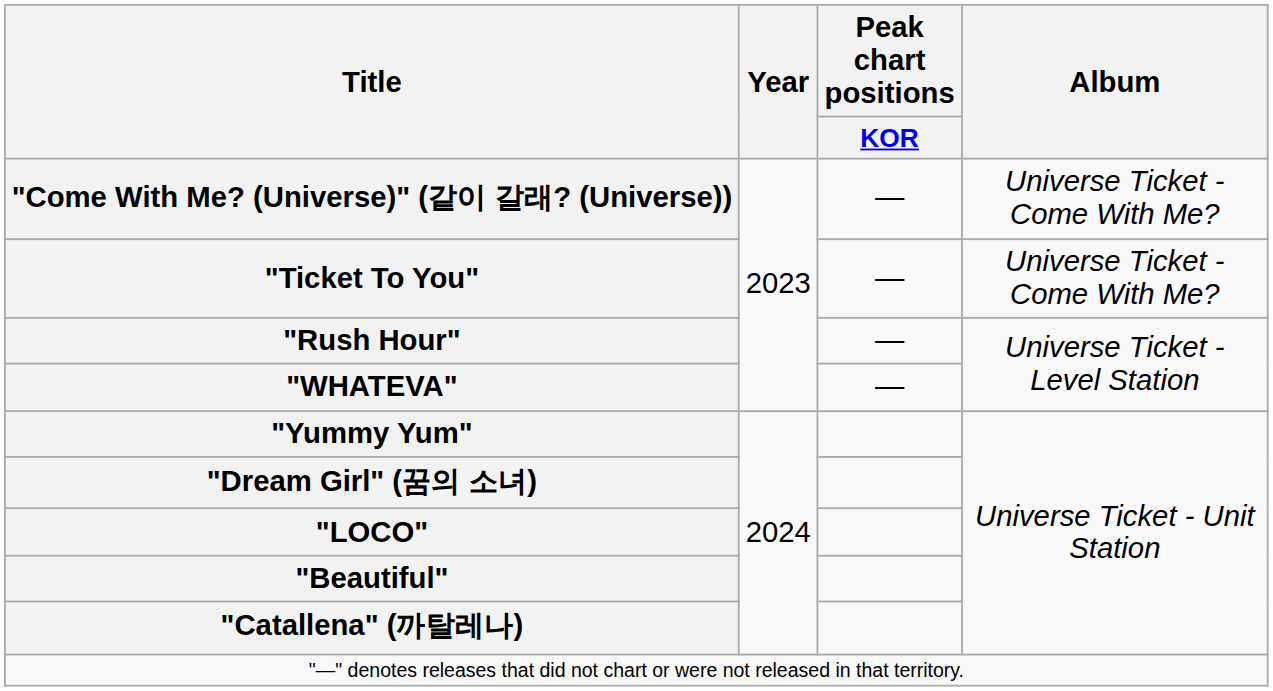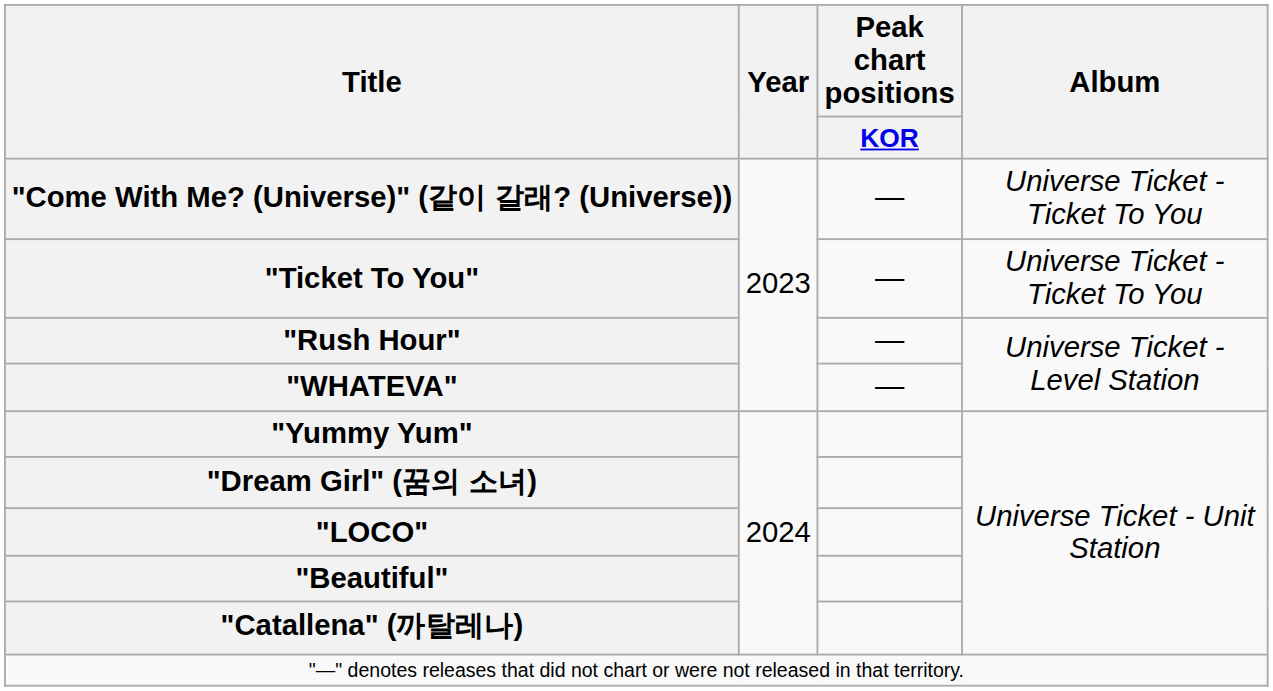(1115, 198) Universe Ticket - Come With Me? -> (1115, 198) Universe Ticket - Ticket To You
(1115, 277) Universe Ticket - Come With Me? -> (1115, 277) Universe Ticket - Ticket To You
